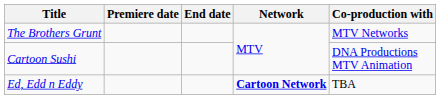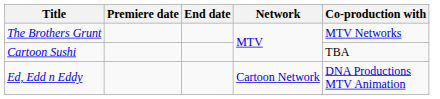(375, 58) DNA Productions MTV Animation -> (337, 52) TBA
(281, 84) bold -> (278, 77) normal
(344, 84) TBA -> (368, 77) DNA Productions MTV Animation
